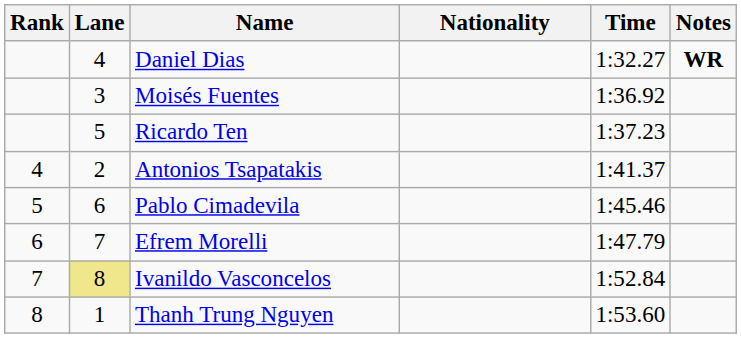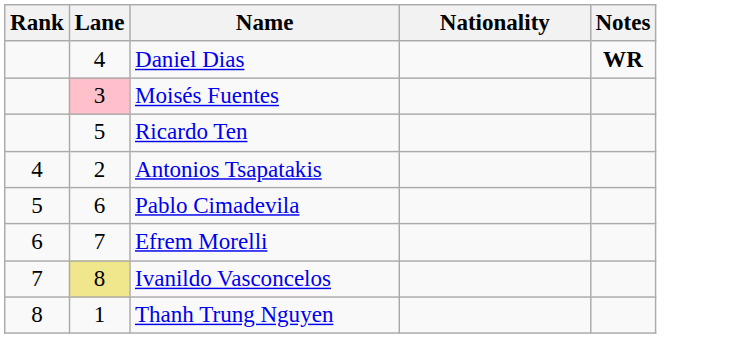- column: (630, 22)
(99, 95) no background -> (99, 95) pink background
